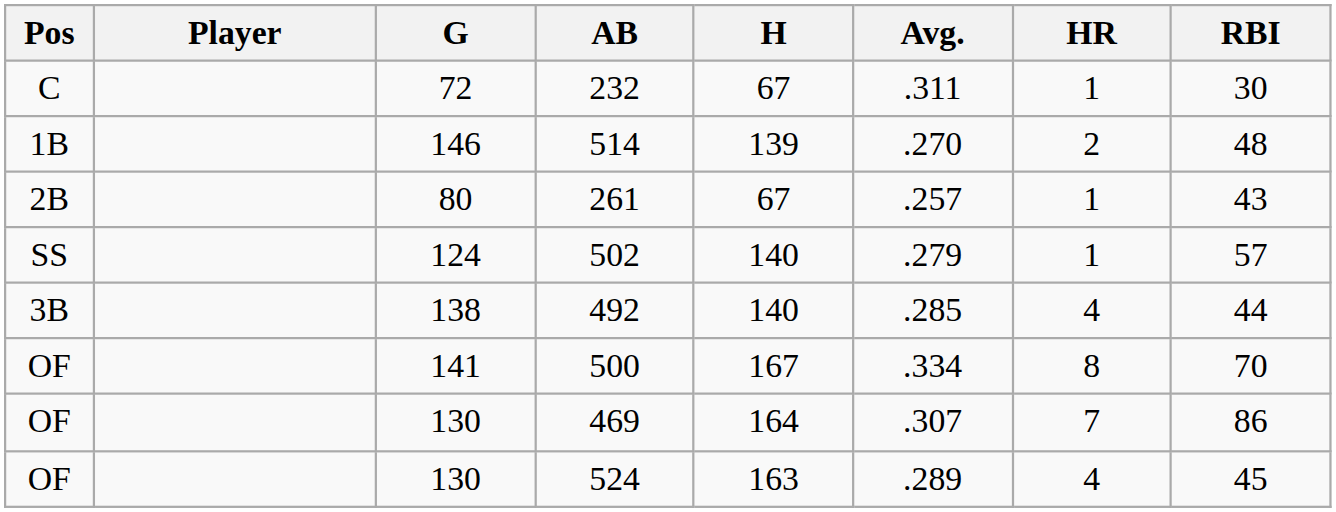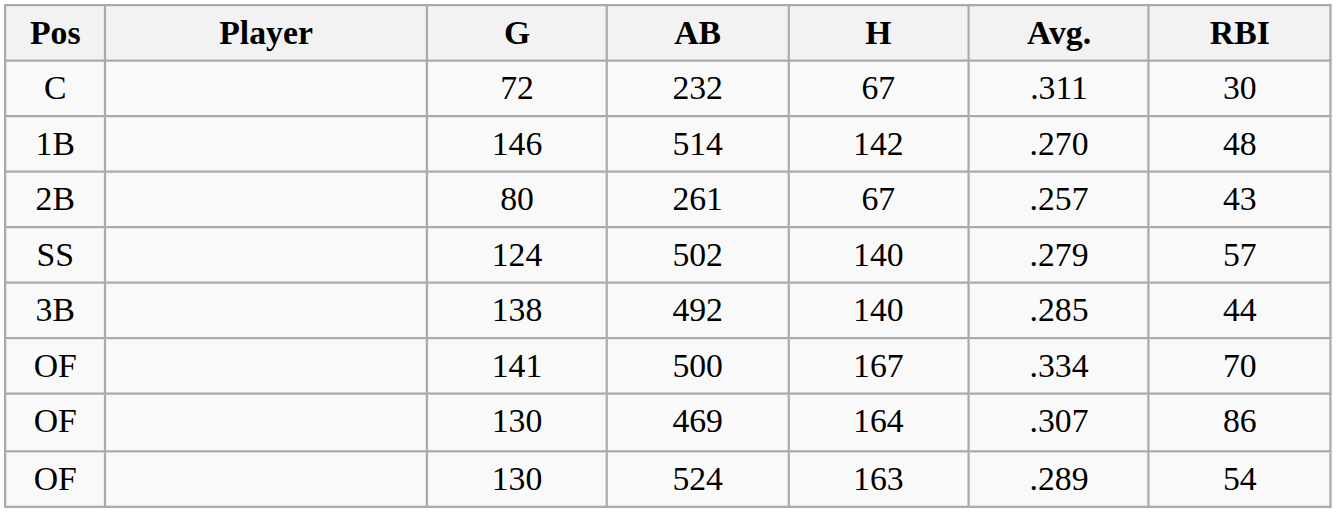- column: (1092, 32)
(774, 143) 139 -> (878, 143) 142
(1251, 477) 45 -> (1240, 477) 54
